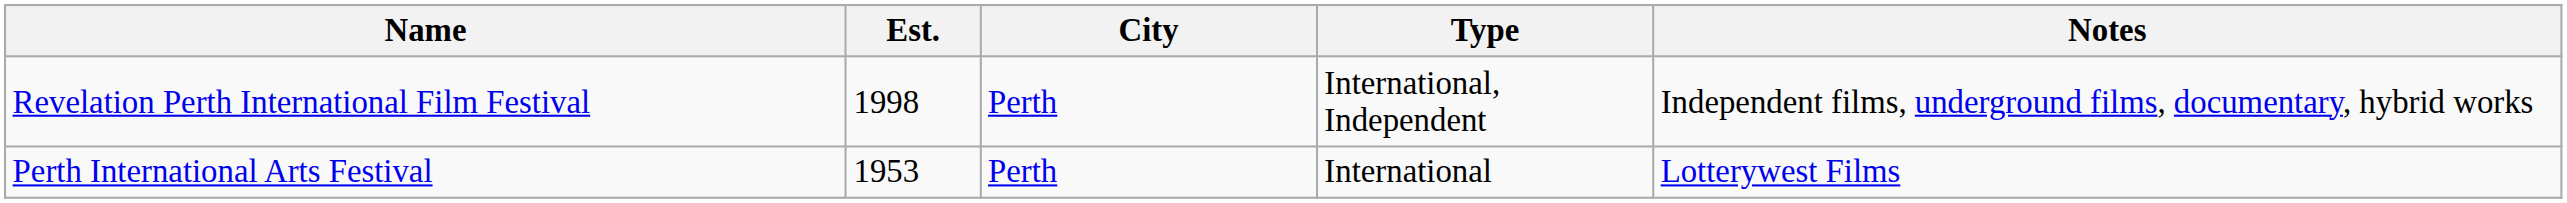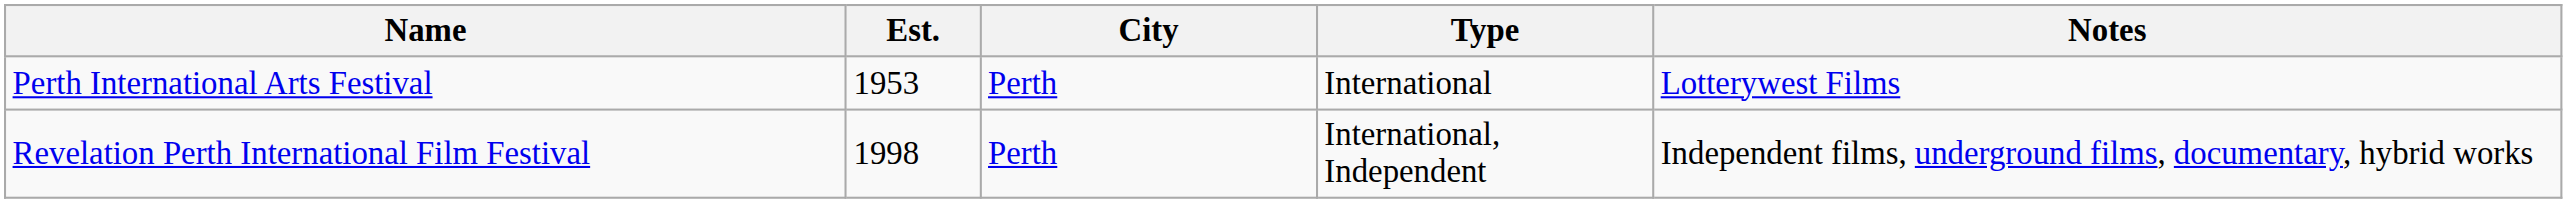rows swapped: (223, 171) <-> (301, 100)
